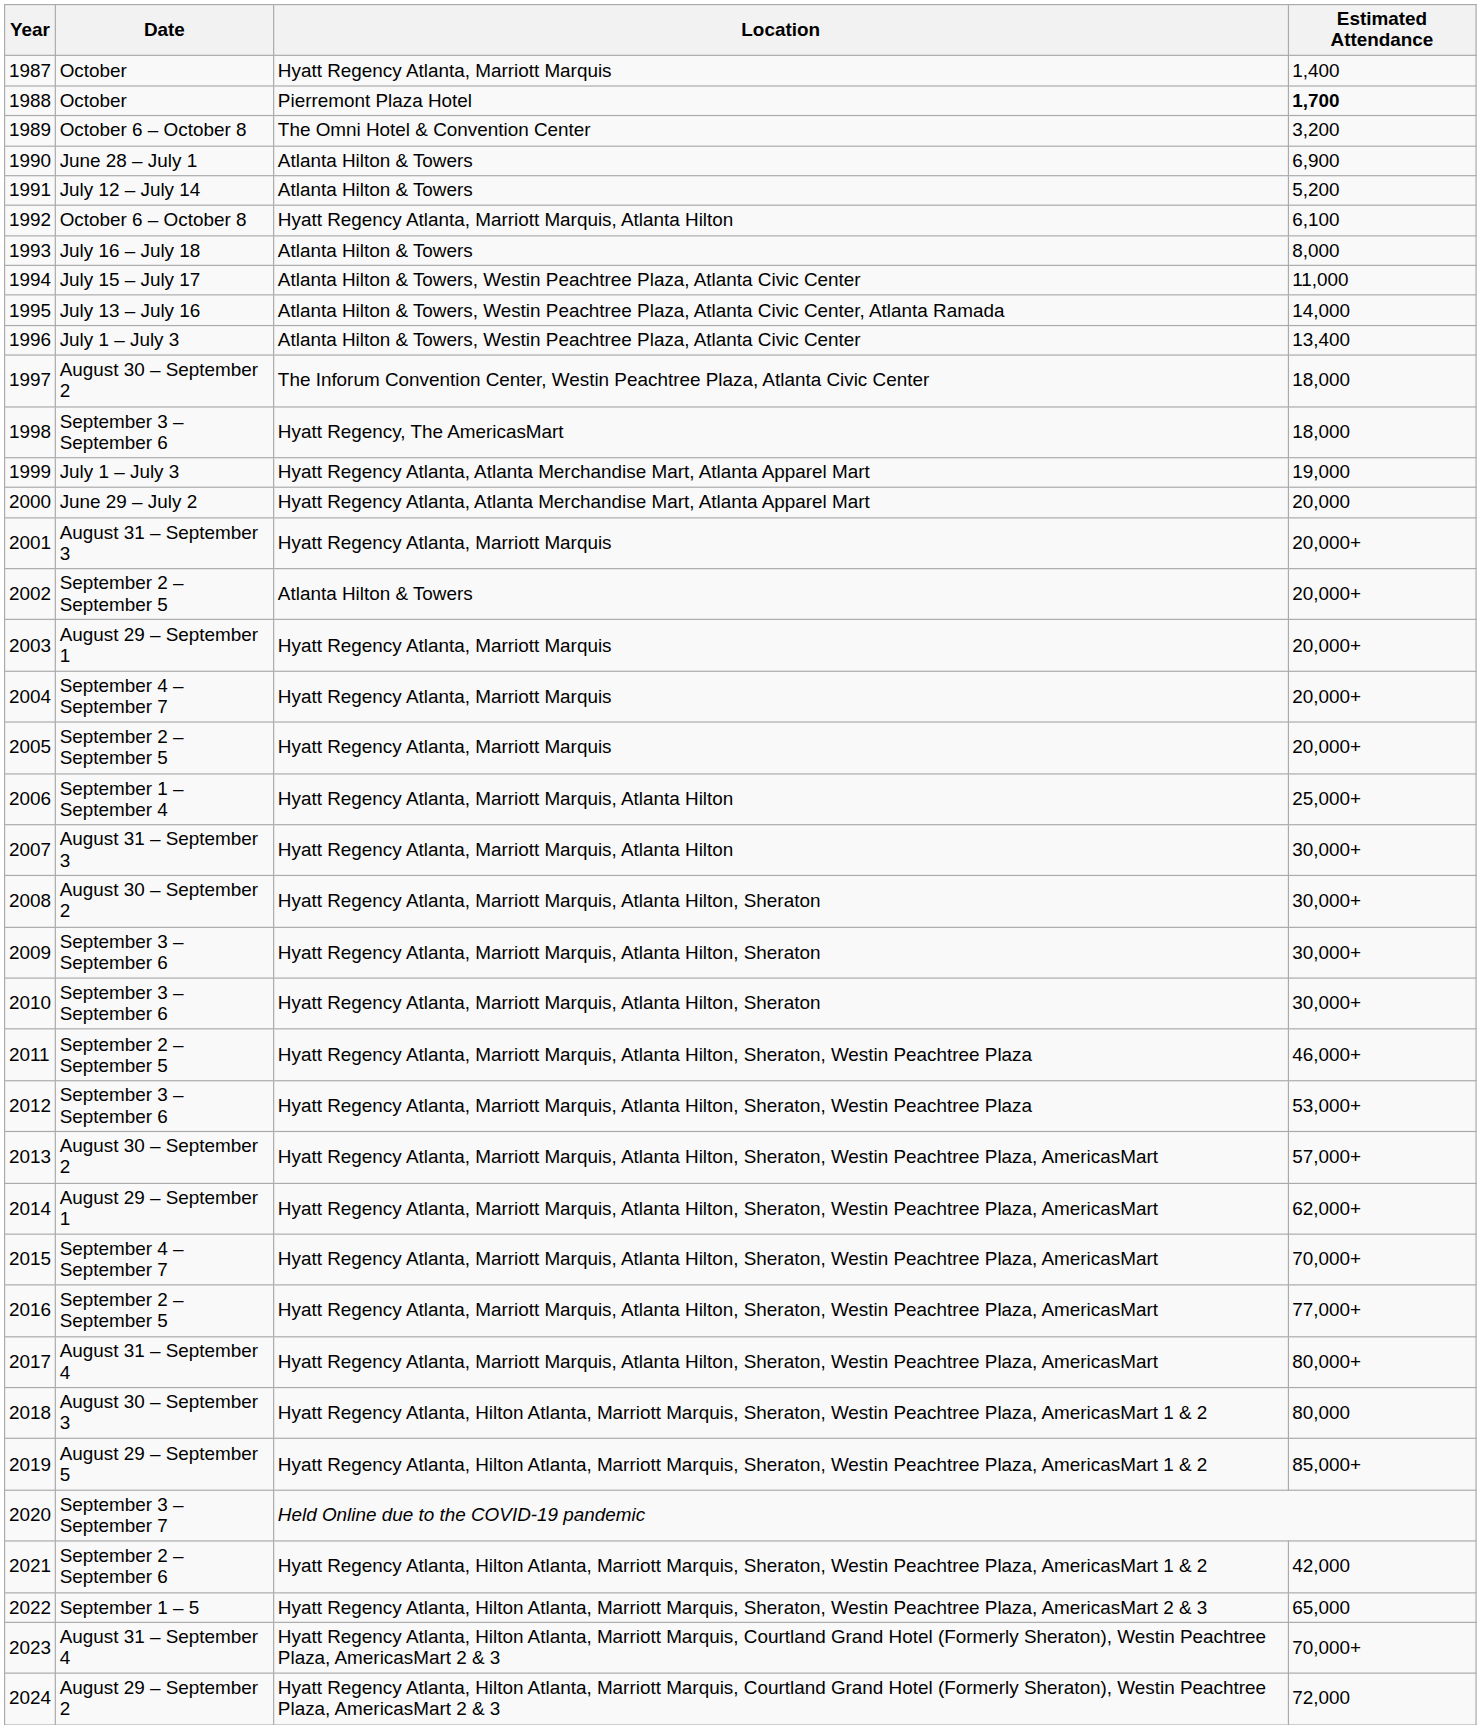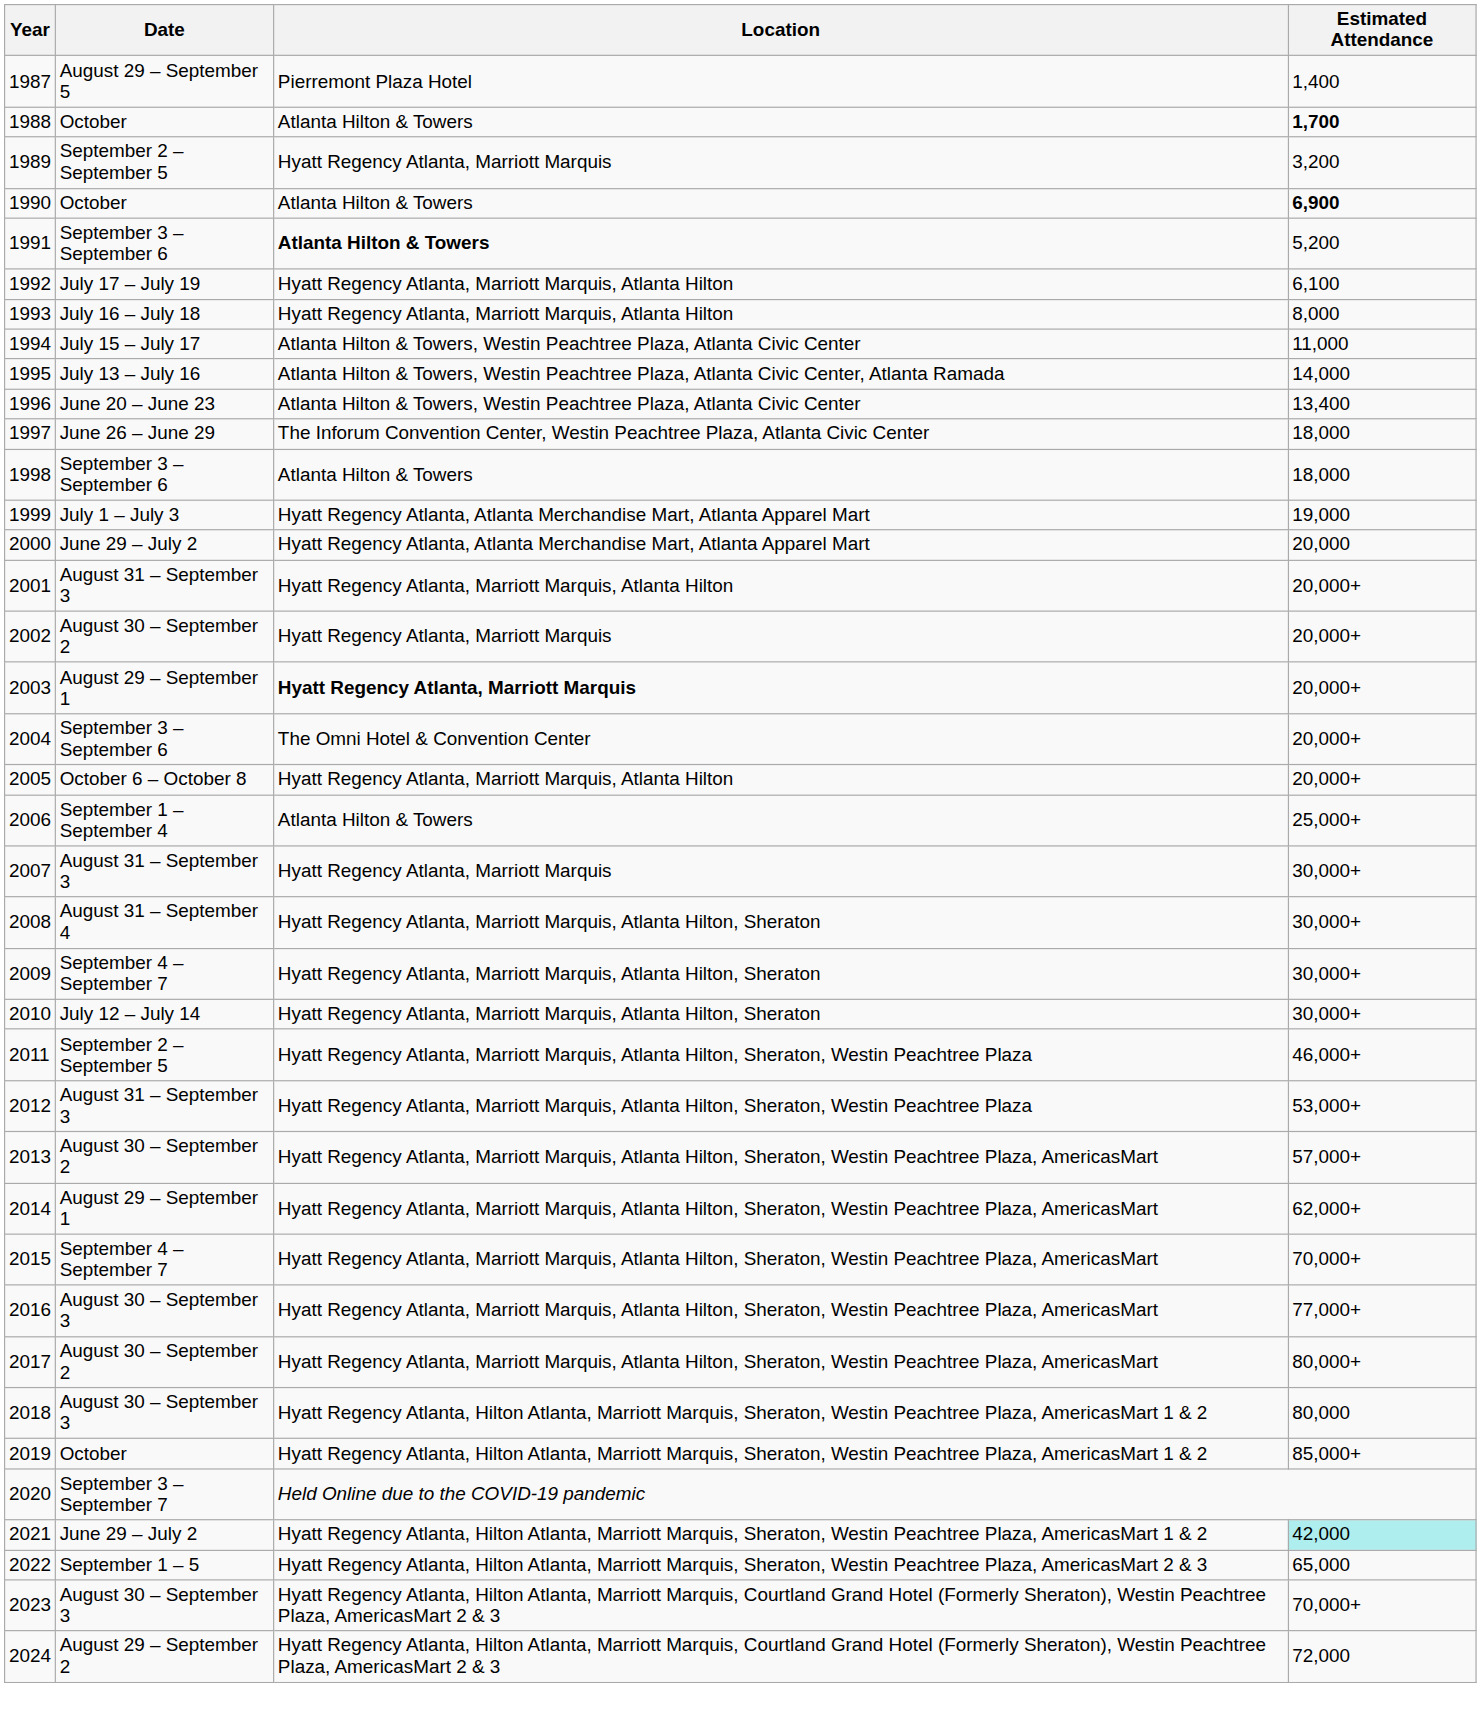(93, 70) October -> (159, 81) August 29 – September 5
(445, 70) Hyatt Regency Atlanta, Marriott Marquis -> (375, 81) Pierremont Plaza Hotel
(375, 100) Pierremont Plaza Hotel -> (375, 121) Atlanta Hilton & Towers
(153, 130) October 6 – October 8 -> (122, 162) September 2 – September 5
(434, 130) The Omni Hotel & Convention Center -> (445, 162) Hyatt Regency Atlanta, Marriott Marquis
(128, 160) June 28 – July 1 -> (93, 202) October
(1316, 160) normal -> (1316, 202) bold
(130, 190) July 12 – July 14 -> (122, 243) September 3 – September 6
(375, 190) normal -> (384, 243) bold
(153, 220) October 6 – October 8 -> (130, 284) July 17 – July 19
(375, 250) Atlanta Hilton & Towers -> (506, 314) Hyatt Regency Atlanta, Marriott Marquis, Atlanta Hilton
(119, 340) July 1 – July 3 -> (137, 403) June 20 – June 23
(159, 380) August 30 – September 2 -> (137, 433) June 26 – June 29
(421, 431) Hyatt Regency, The AmericasMart -> (375, 474) Atlanta Hilton & Towers
(445, 542) Hyatt Regency Atlanta, Marriott Marquis -> (506, 585) Hyatt Regency Atlanta, Marriott Marquis, Atlanta Hilton
(122, 594) September 2 – September 5 -> (159, 636) August 30 – September 2
(375, 594) Atlanta Hilton & Towers -> (445, 636) Hyatt Regency Atlanta, Marriott Marquis
(445, 645) normal -> (457, 687) bold
(122, 696) September 4 – September 7 -> (122, 738) September 3 – September 6
(445, 696) Hyatt Regency Atlanta, Marriott Marquis -> (434, 738) The Omni Hotel & Convention Center
(122, 747) September 2 – September 5 -> (153, 779) October 6 – October 8
(445, 747) Hyatt Regency Atlanta, Marriott Marquis -> (506, 779) Hyatt Regency Atlanta, Marriott Marquis, Atlanta Hilton
(506, 798) Hyatt Regency Atlanta, Marriott Marquis, Atlanta Hilton -> (375, 820) Atlanta Hilton & Towers
(506, 850) Hyatt Regency Atlanta, Marriott Marquis, Atlanta Hilton -> (445, 871) Hyatt Regency Atlanta, Marriott Marquis
(159, 901) August 30 – September 2 -> (159, 922) August 31 – September 4
(122, 952) September 3 – September 6 -> (122, 973) September 4 – September 7
(122, 1003) September 3 – September 6 -> (130, 1014) July 12 – July 14
(122, 1105) September 3 – September 6 -> (159, 1105) August 31 – September 3
(122, 1310) September 2 – September 5 -> (159, 1310) August 30 – September 3
(159, 1361) August 31 – September 4 -> (159, 1361) August 30 – September 2
(159, 1464) August 29 – September 5 -> (93, 1453) October
(122, 1566) September 2 – September 6 -> (128, 1534) June 29 – July 2
(1321, 1566) no background -> (1321, 1534) paleturquoise background
(159, 1647) August 31 – September 4 -> (159, 1605) August 30 – September 3
